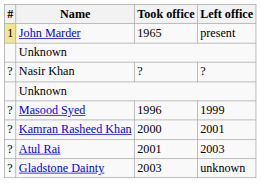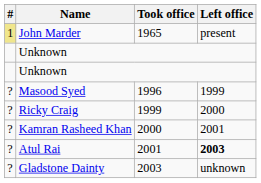- row: (47, 71)
+ row: (48, 110)
(212, 149) normal -> (212, 149) bold
